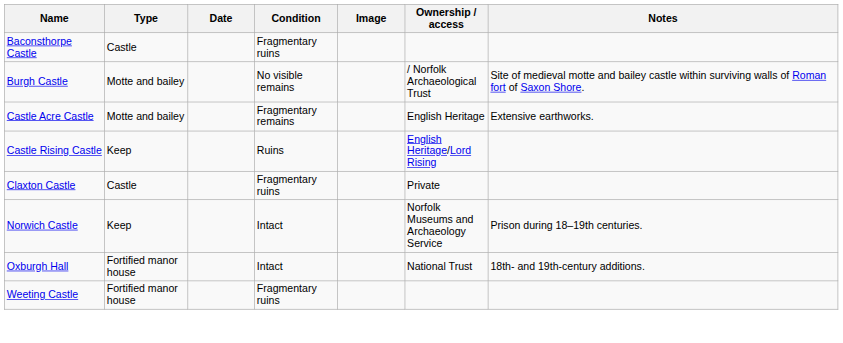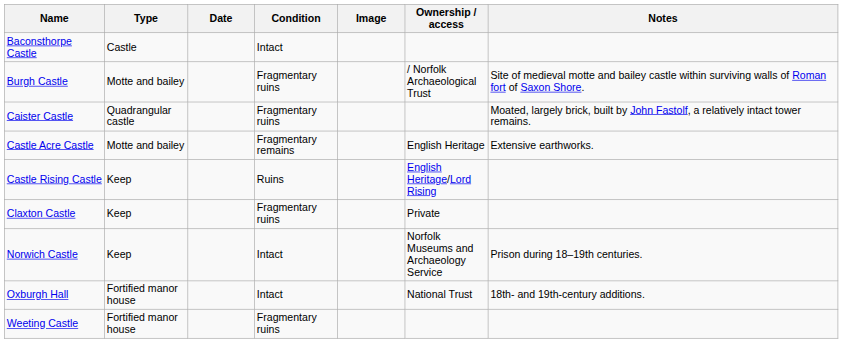(287, 47) Fragmentary ruins -> (270, 47) Intact
(280, 82) No visible remains -> (287, 82) Fragmentary ruins
+ row: (40, 116)
(122, 185) Castle -> (119, 214) Keep
